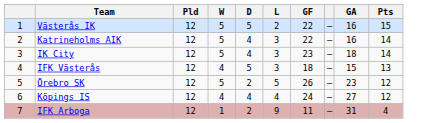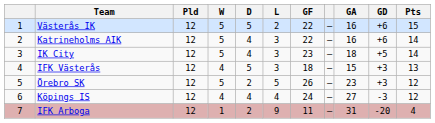+ column: (382, 11)
